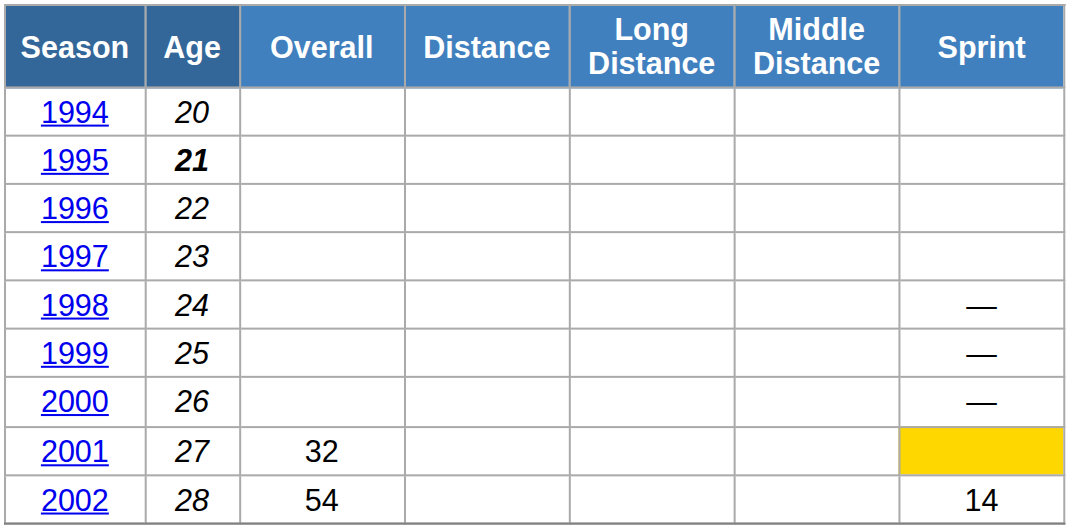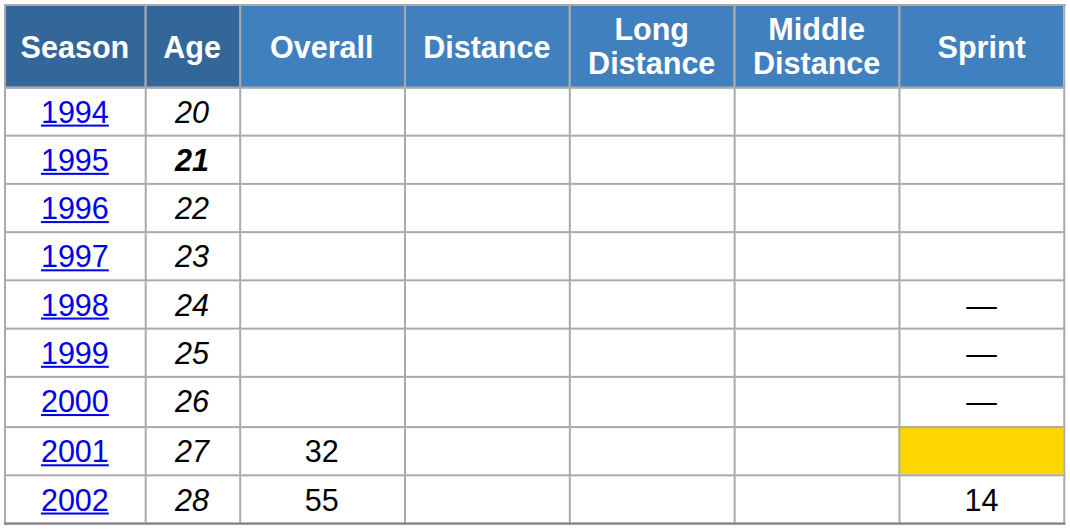(322, 499) 54 -> (322, 499) 55
